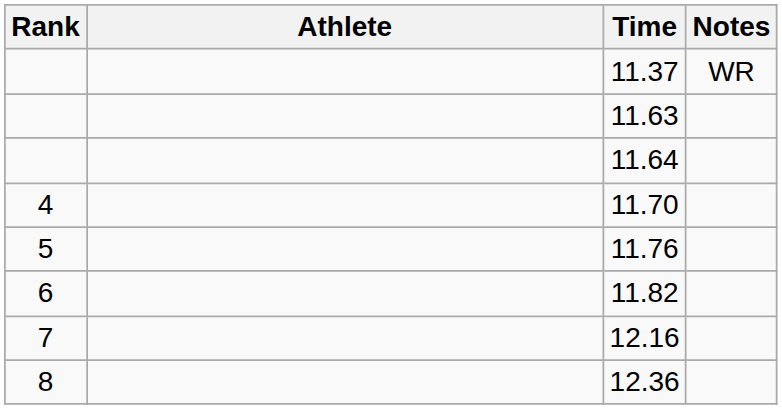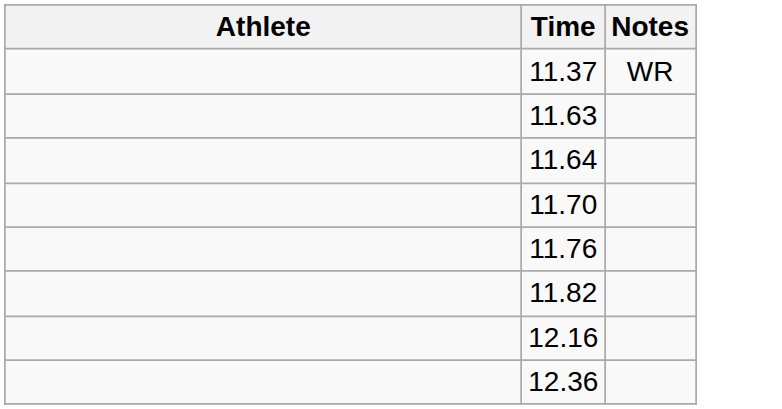- column: (46, 26)
